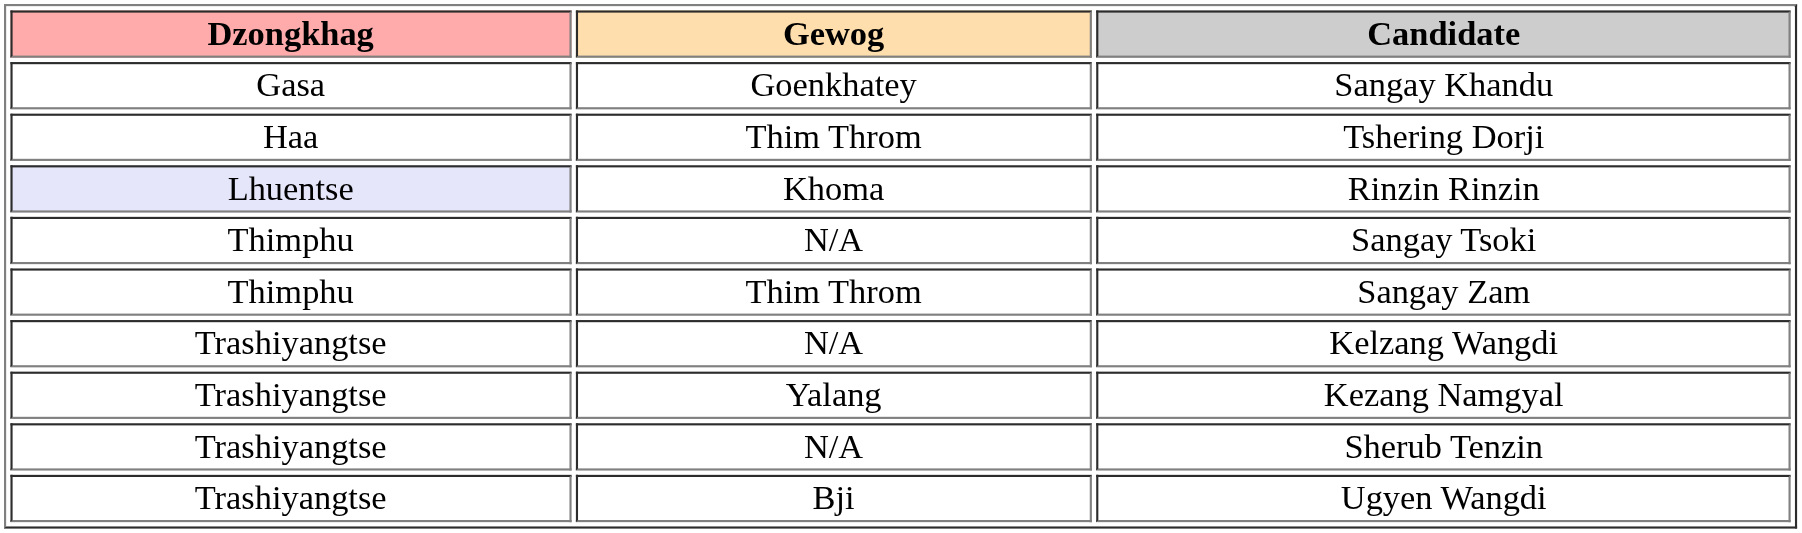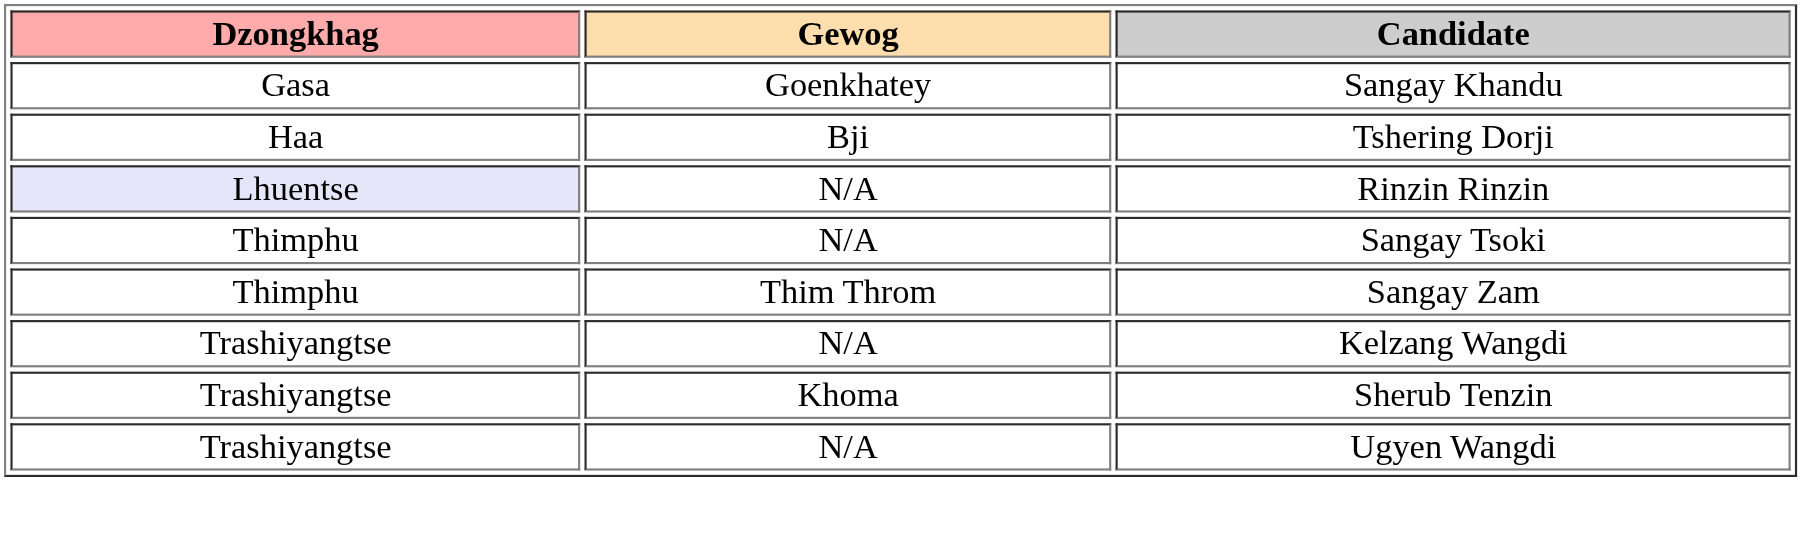(834, 136) Thim Throm -> (848, 136) Bji
(834, 188) Khoma -> (848, 188) N/A
- row: (1444, 394)
(834, 446) N/A -> (848, 394) Khoma
(834, 497) Bji -> (848, 446) N/A
